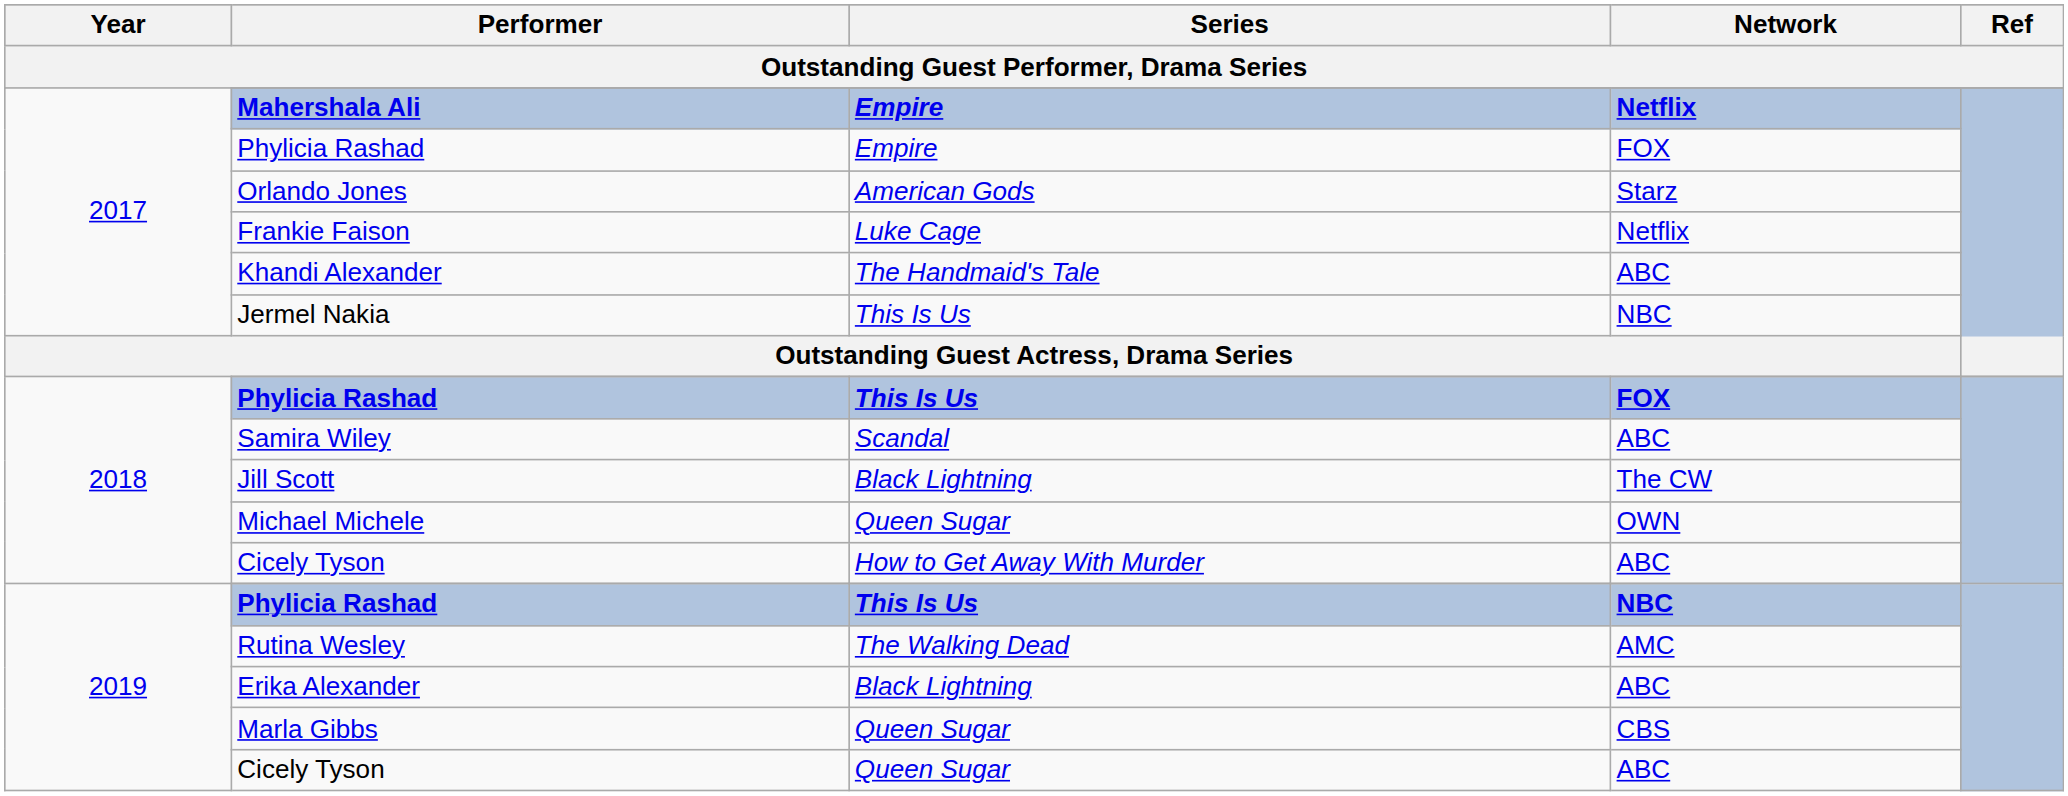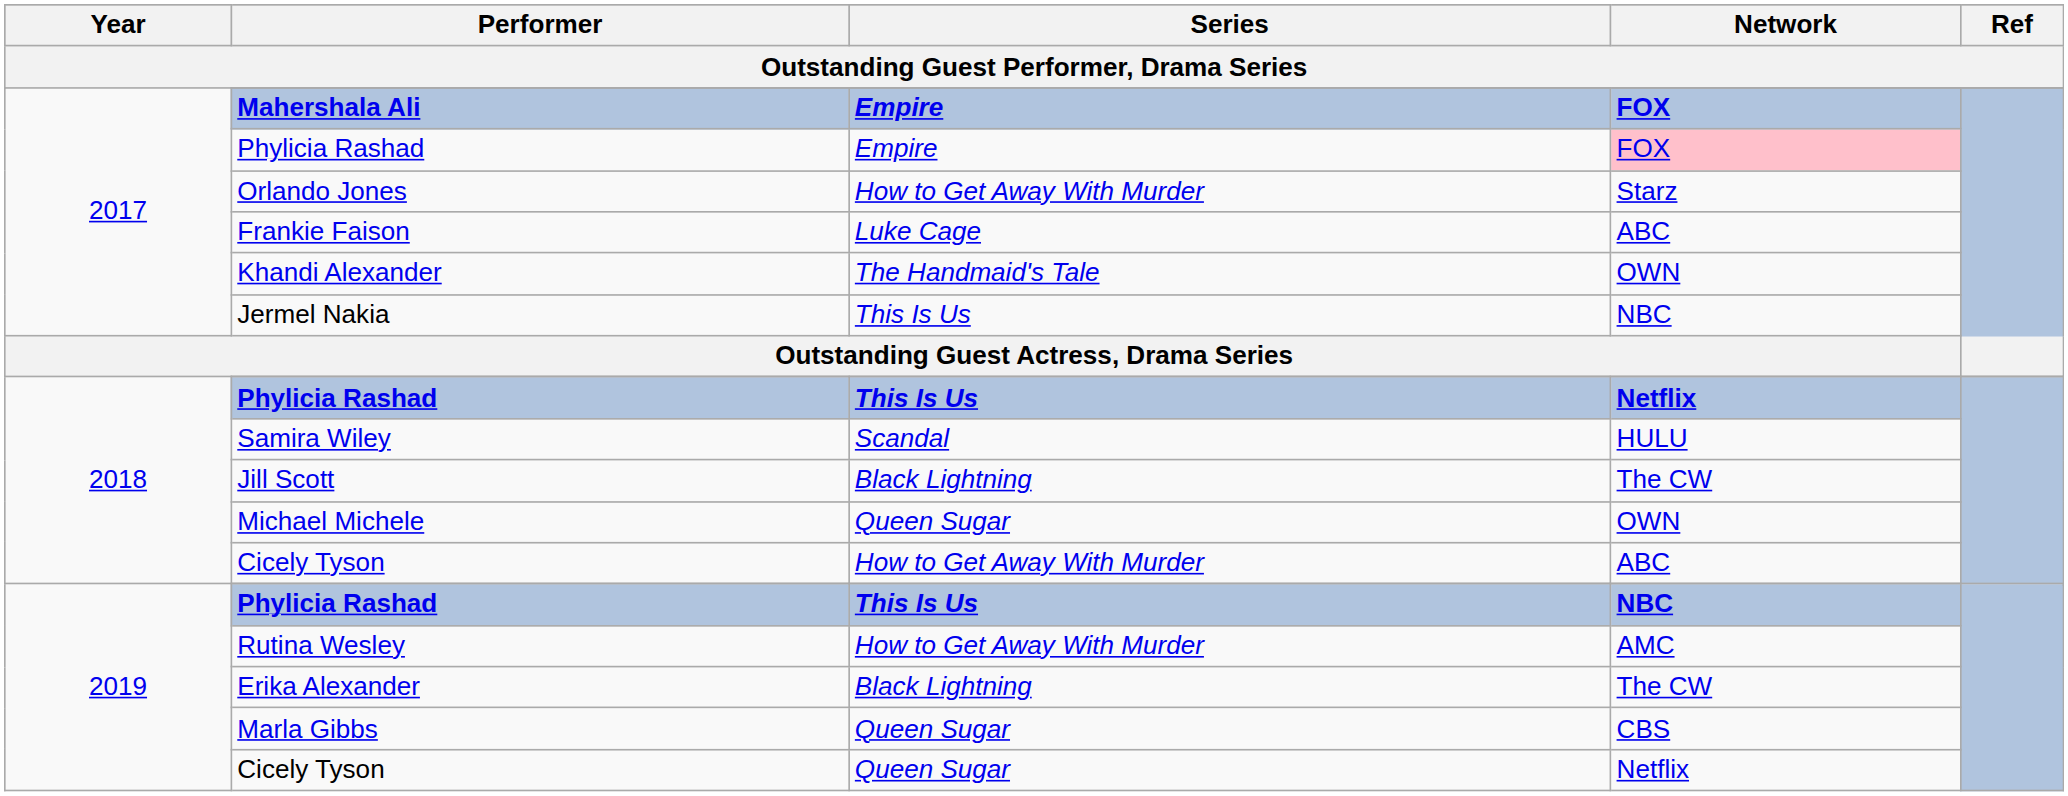(1656, 107) Netflix -> (1643, 107) FOX
(1643, 149) no background -> (1643, 149) pink background
(945, 190) American Gods -> (1029, 190) How to Get Away With Murder
(1653, 231) Netflix -> (1643, 231) ABC
(1643, 273) ABC -> (1648, 273) OWN
(1643, 397) FOX -> (1656, 397) Netflix
(1643, 438) ABC -> (1652, 438) HULU
(962, 645) The Walking Dead -> (1029, 645) How to Get Away With Murder
(1643, 686) ABC -> (1664, 686) The CW
(1643, 769) ABC -> (1653, 769) Netflix
